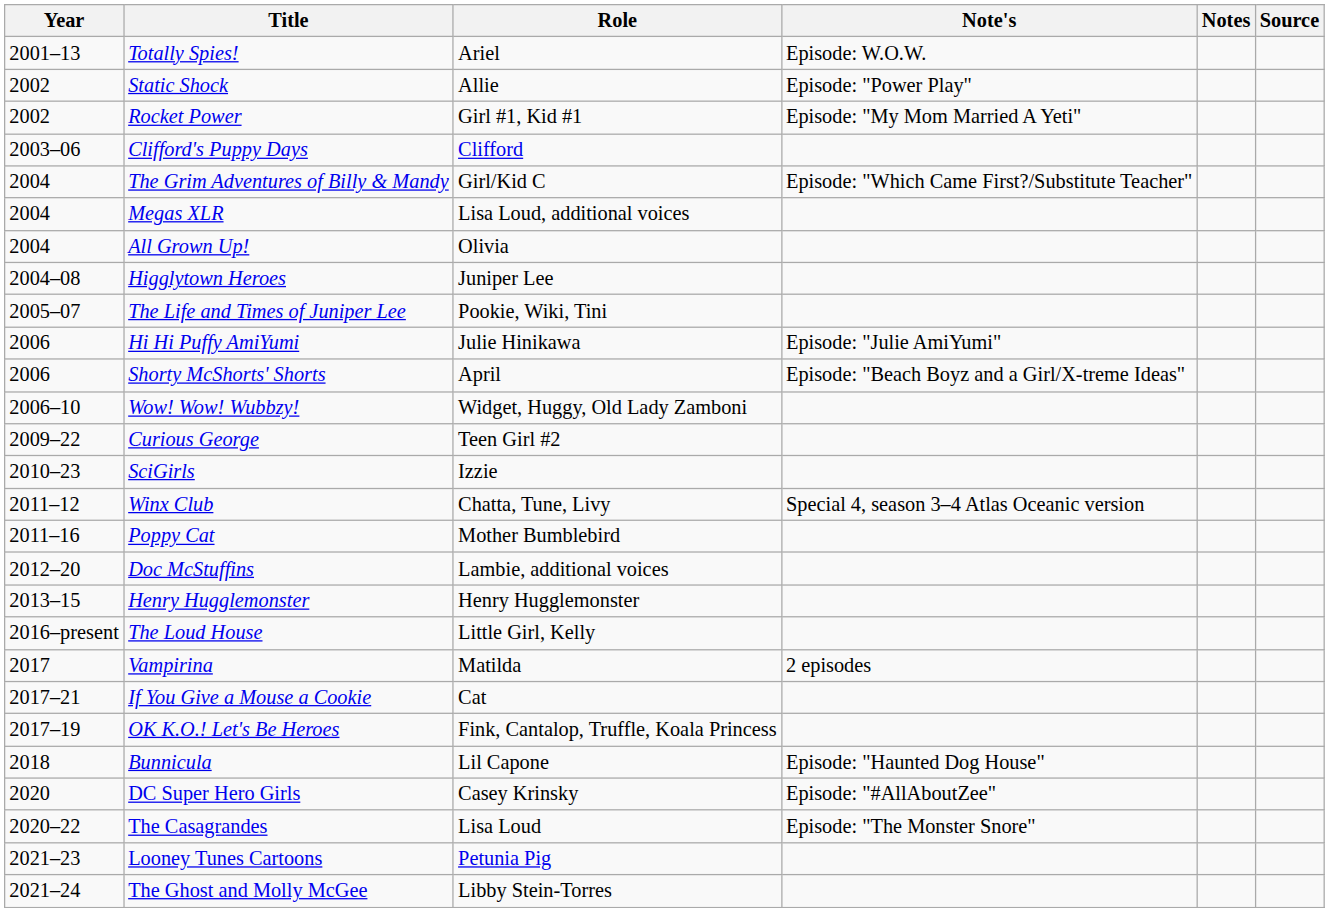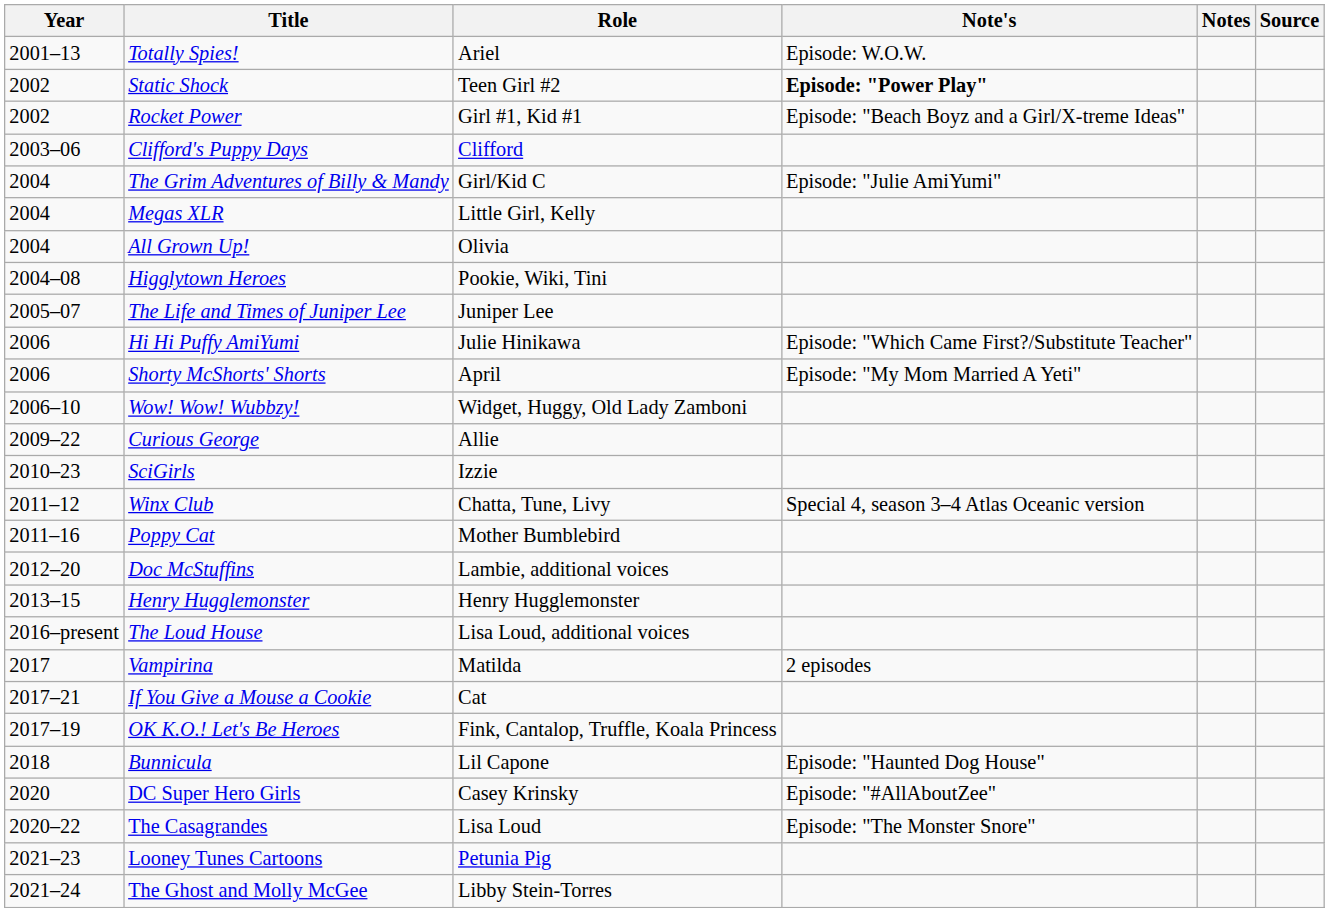(478, 85) Allie -> (509, 85) Teen Girl #2
(879, 85) normal -> (887, 85) bold
(934, 117) Episode: "My Mom Married A Yeti" -> (986, 117) Episode: "Beach Boyz and a Girl/X-treme Ideas"
(989, 181) Episode: "Which Came First?/Substitute Teacher" -> (894, 181) Episode: "Julie AmiYumi"
(574, 213) Lisa Loud, additional voices -> (527, 213) Little Girl, Kelly
(506, 278) Juniper Lee -> (533, 278) Pookie, Wiki, Tini
(533, 310) Pookie, Wiki, Tini -> (506, 310) Juniper Lee
(894, 342) Episode: "Julie AmiYumi" -> (989, 342) Episode: "Which Came First?/Substitute Teacher"
(986, 375) Episode: "Beach Boyz and a Girl/X-treme Ideas" -> (934, 375) Episode: "My Mom Married A Yeti"
(509, 439) Teen Girl #2 -> (478, 439) Allie
(527, 632) Little Girl, Kelly -> (574, 632) Lisa Loud, additional voices
